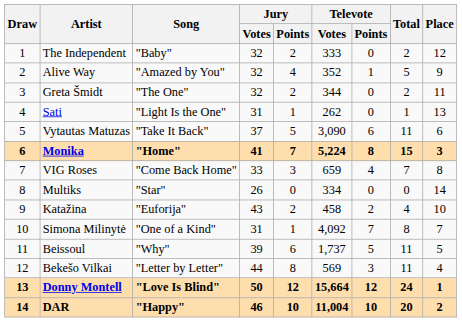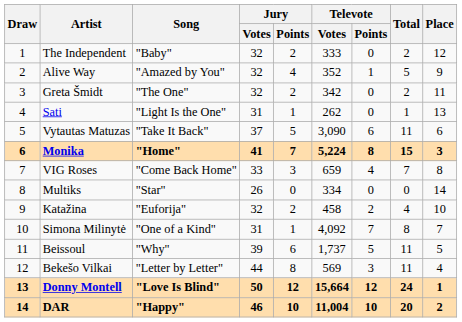(332, 92) 344 -> (332, 92) 342
(257, 209) 43 -> (257, 209) 32
